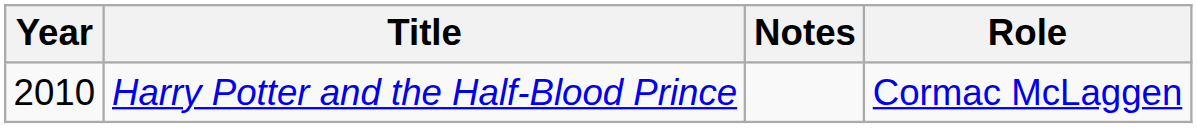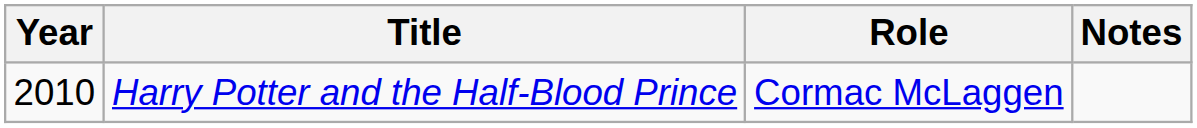columns swapped: (1028, 33) <-> (805, 33)
